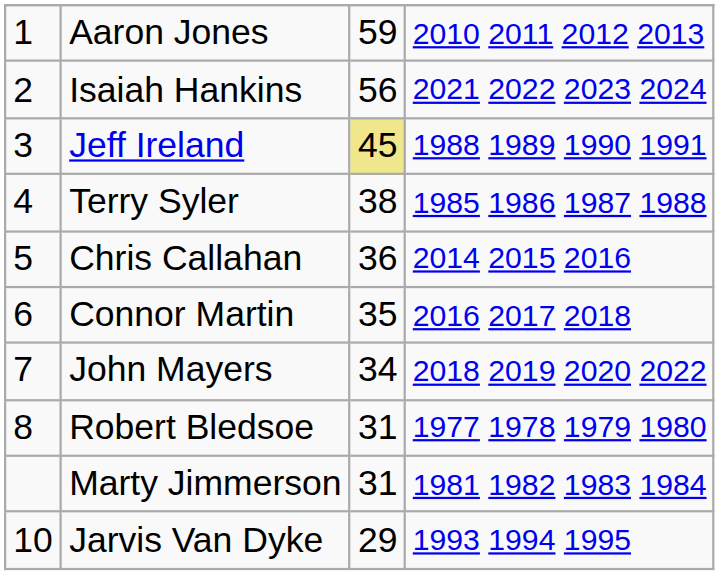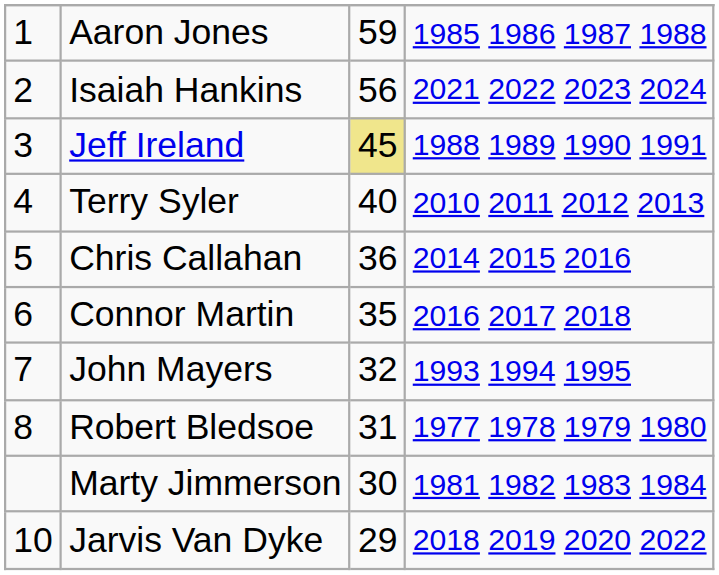(559, 33) 2010 2011 2012 2013 -> (560, 33) 1985 1986 1987 1988
(378, 201) 38 -> (378, 201) 40
(560, 202) 1985 1986 1987 1988 -> (559, 202) 2010 2011 2012 2013
(378, 370) 34 -> (378, 370) 32
(560, 371) 2018 2019 2020 2022 -> (522, 371) 1993 1994 1995
(378, 483) 31 -> (378, 483) 30
(522, 540) 1993 1994 1995 -> (560, 540) 2018 2019 2020 2022
